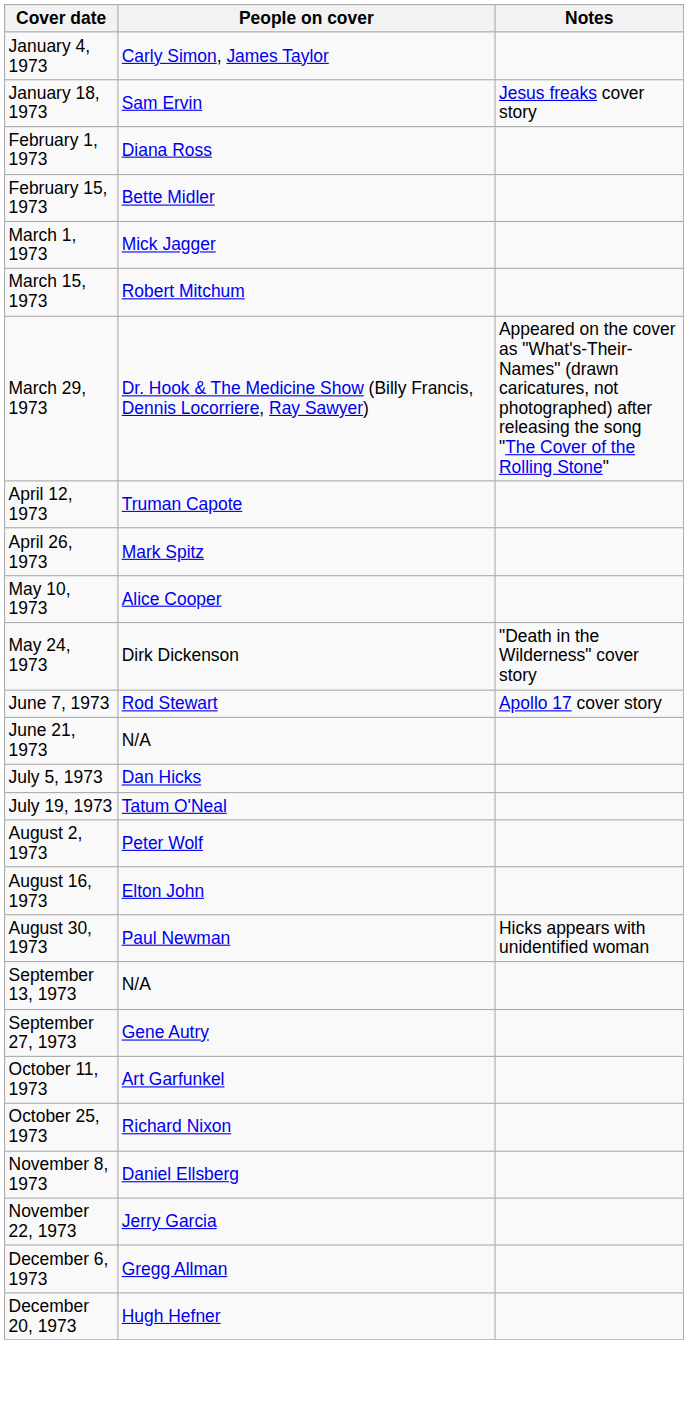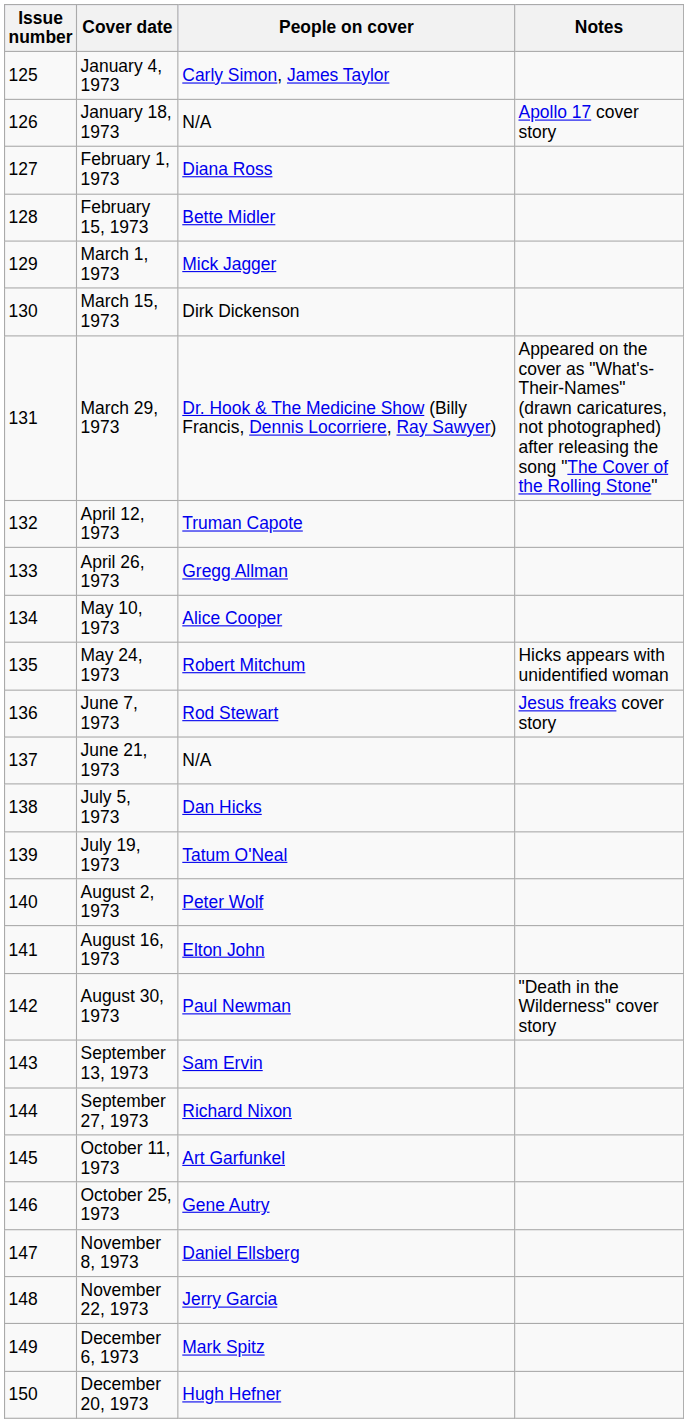+ column: (41, 28)
(162, 103) Sam Ervin -> (197, 122) N/A
(572, 103) Jesus freaks cover story -> (579, 122) Apollo 17 cover story
(183, 292) Robert Mitchum -> (241, 311) Dirk Dickenson
(163, 551) Mark Spitz -> (235, 571) Gregg Allman
(180, 656) Dirk Dickenson -> (244, 665) Robert Mitchum
(569, 656) "Death in the Wilderness" cover story -> (594, 665) Hicks appears with unidentified woman
(580, 703) Apollo 17 cover story -> (591, 713) Jesus freaks cover story
(574, 938) Hicks appears with unidentified woman -> (588, 1006) "Death in the Wilderness" cover story
(136, 985) N/A -> (223, 1063) Sam Ervin
(165, 1032) Gene Autry -> (237, 1111) Richard Nixon
(176, 1127) Richard Nixon -> (226, 1205) Gene Autry
(175, 1268) Gregg Allman -> (223, 1347) Mark Spitz
